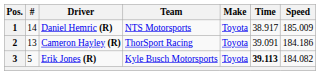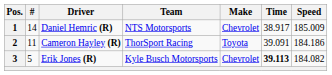(235, 27) Toyota -> (241, 27) Chevrolet
(32, 43) 13 -> (32, 43) 11
(235, 59) Toyota -> (241, 59) Chevrolet
